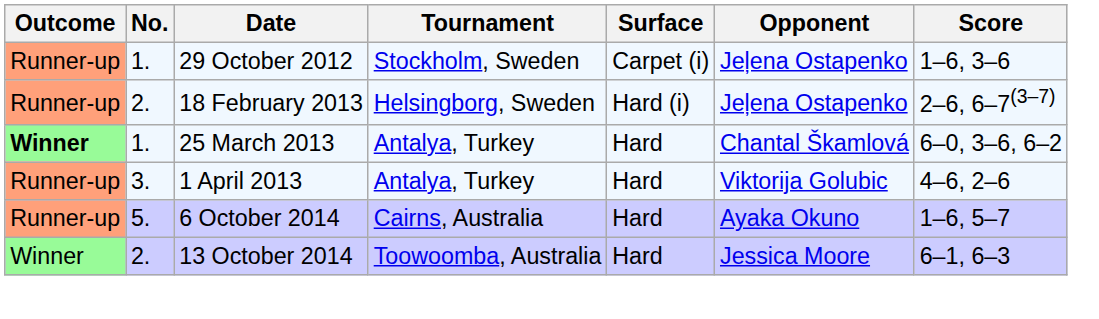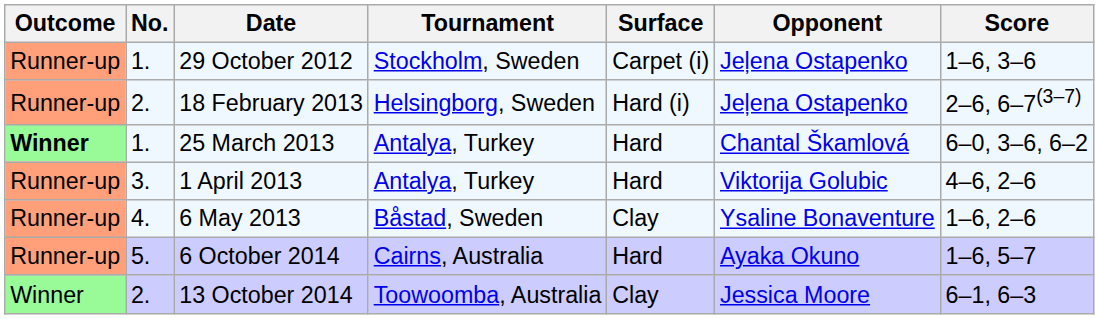+ row: (240, 218)
(637, 255) Hard -> (635, 293) Clay
